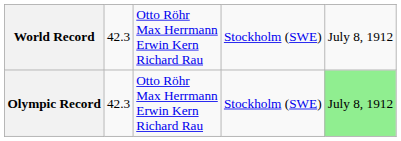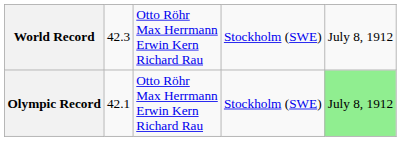(119, 103) 42.3 -> (119, 103) 42.1
